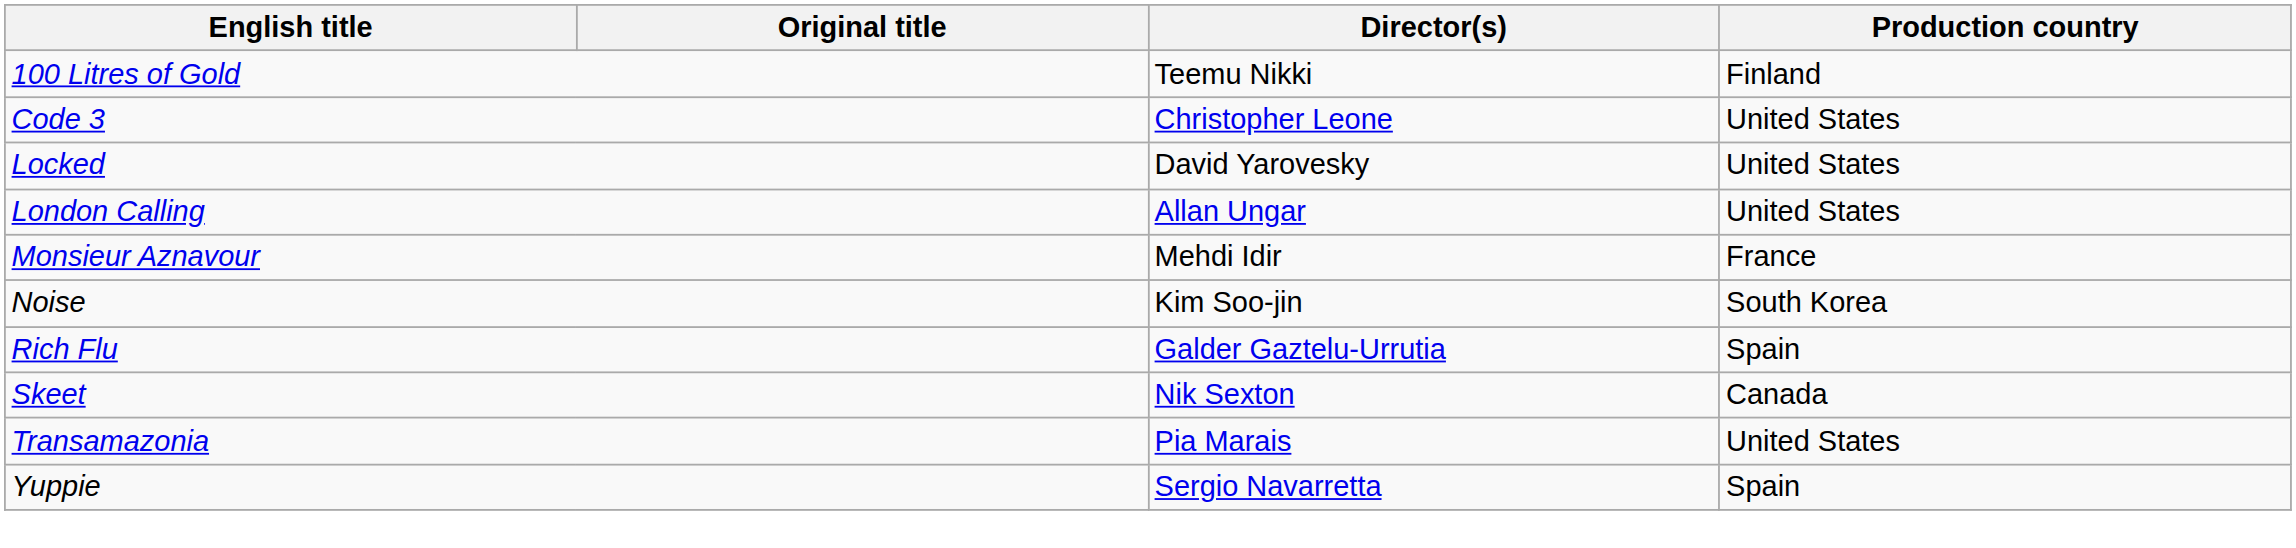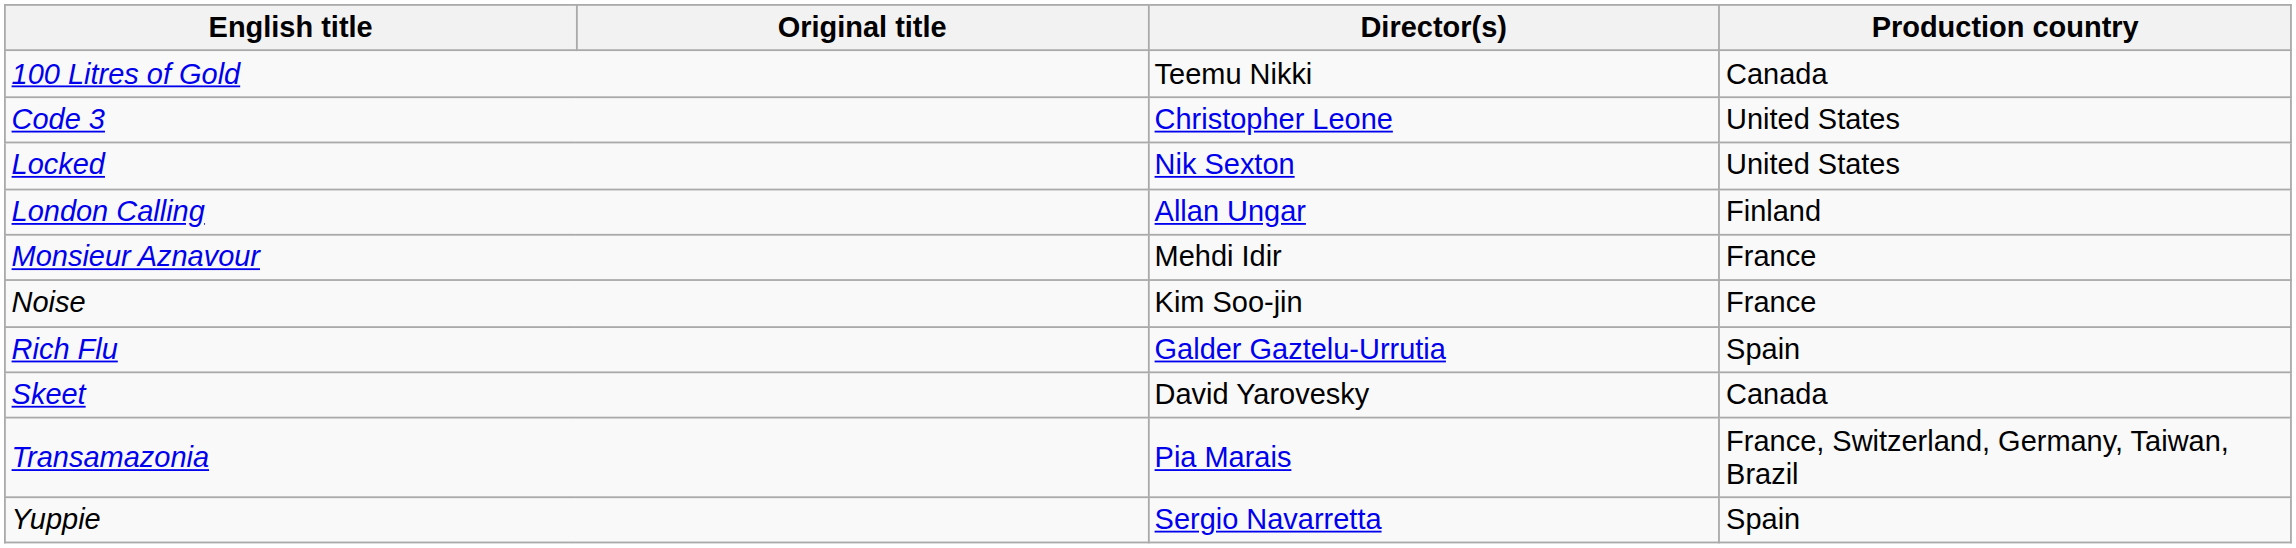(1774, 73) Finland -> (1777, 73) Canada
(1262, 165) David Yarovesky -> (1225, 165) Nik Sexton
(1813, 211) United States -> (1774, 211) Finland
(1807, 303) South Korea -> (1771, 303) France
(1225, 394) Nik Sexton -> (1262, 394) David Yarovesky
(1813, 440) United States -> (1977, 457) France, Switzerland, Germany, Taiwan, Brazil
